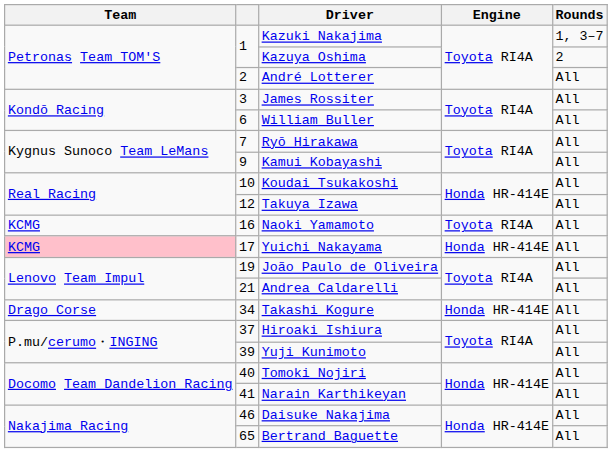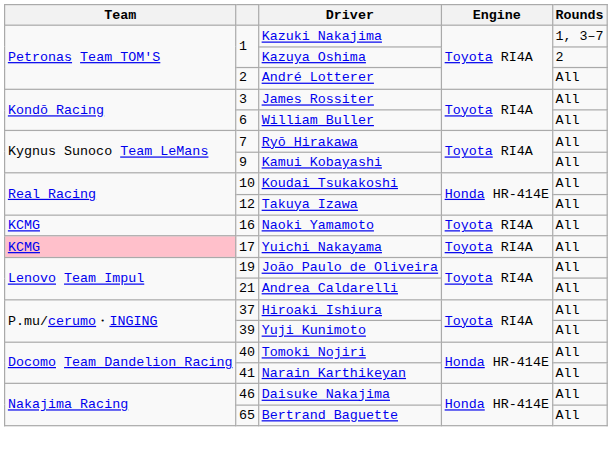(497, 247) Honda HR-414E -> (489, 247) Toyota RI4A
- row: (318, 310)
